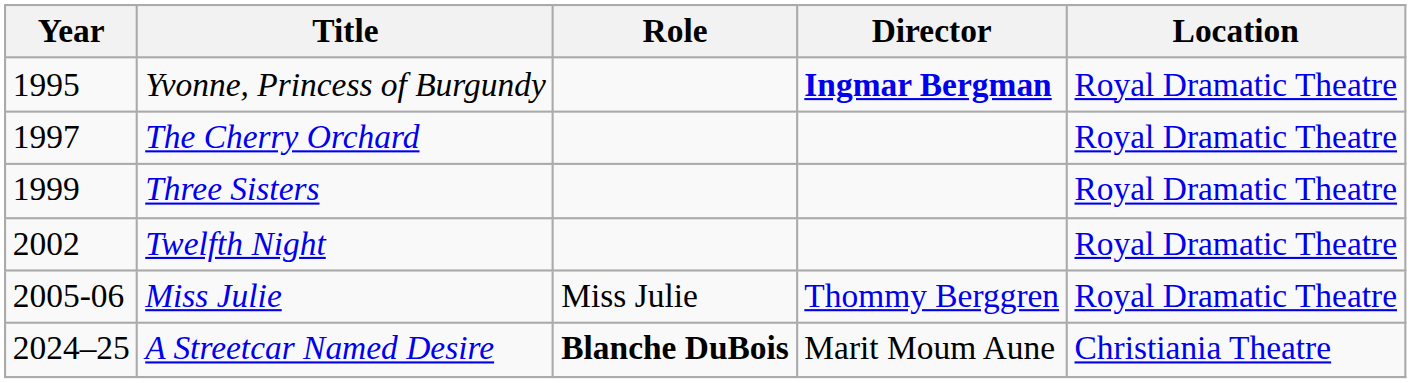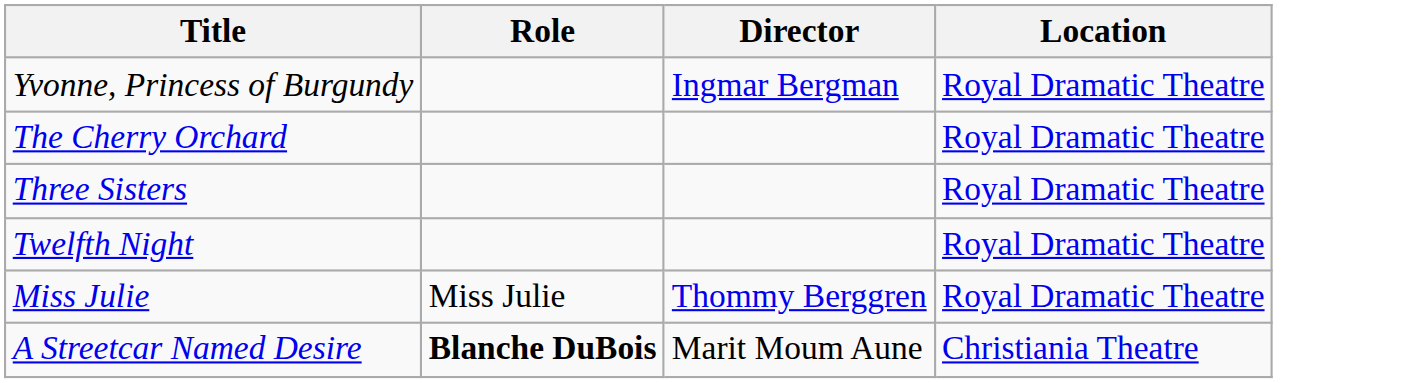- column: (71, 31)
(928, 84) bold -> (785, 84) normal
